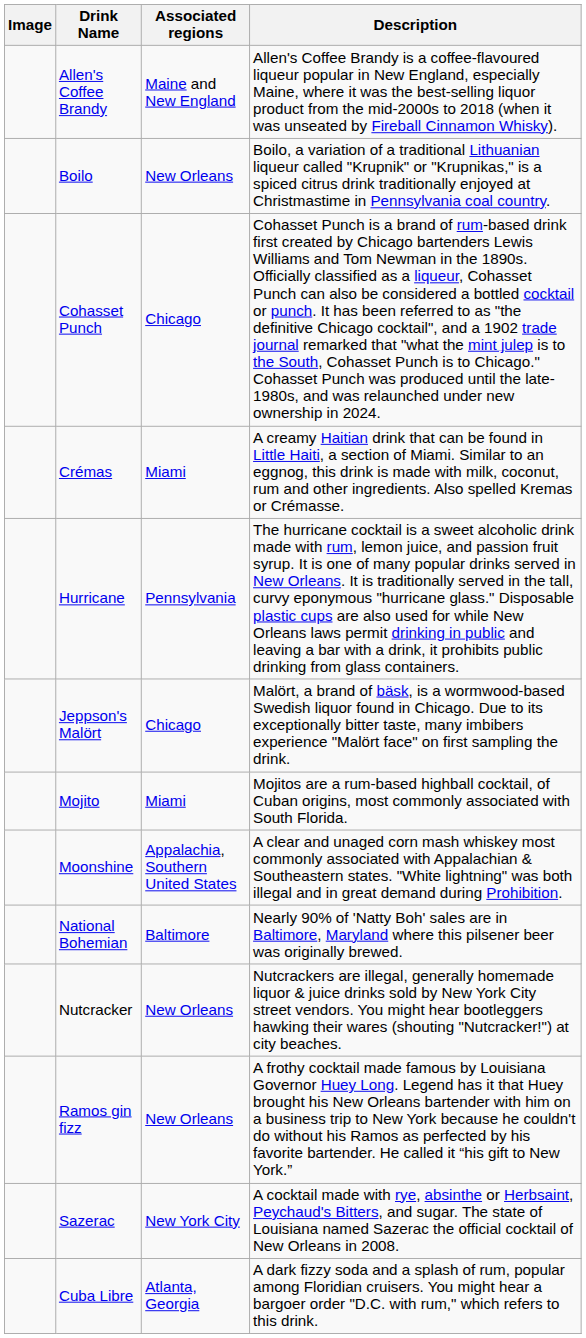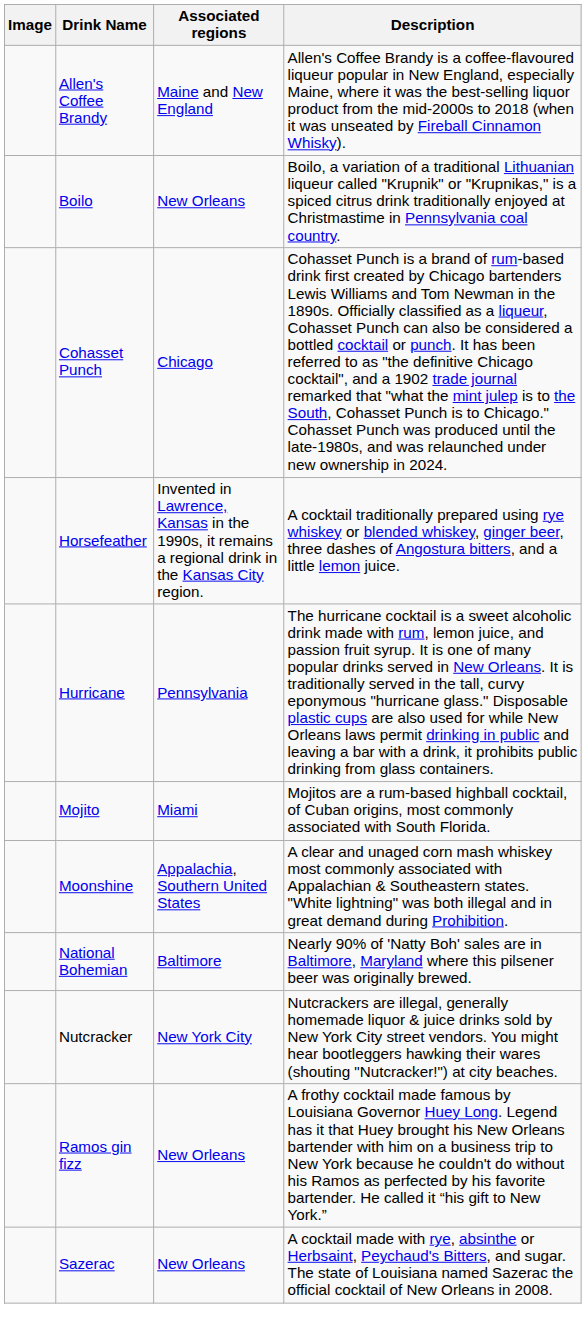- row: (86, 472)
+ row: (103, 540)
- row: (93, 725)
(189, 1010) New Orleans -> (204, 1037) New York City
(193, 1220) New York City -> (201, 1264) New Orleans
- row: (96, 1296)
